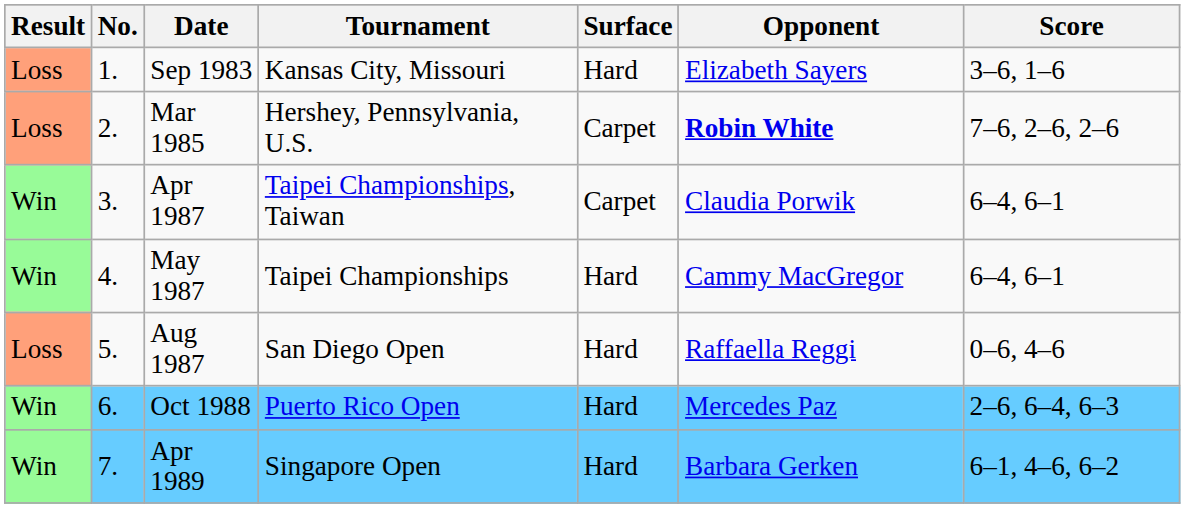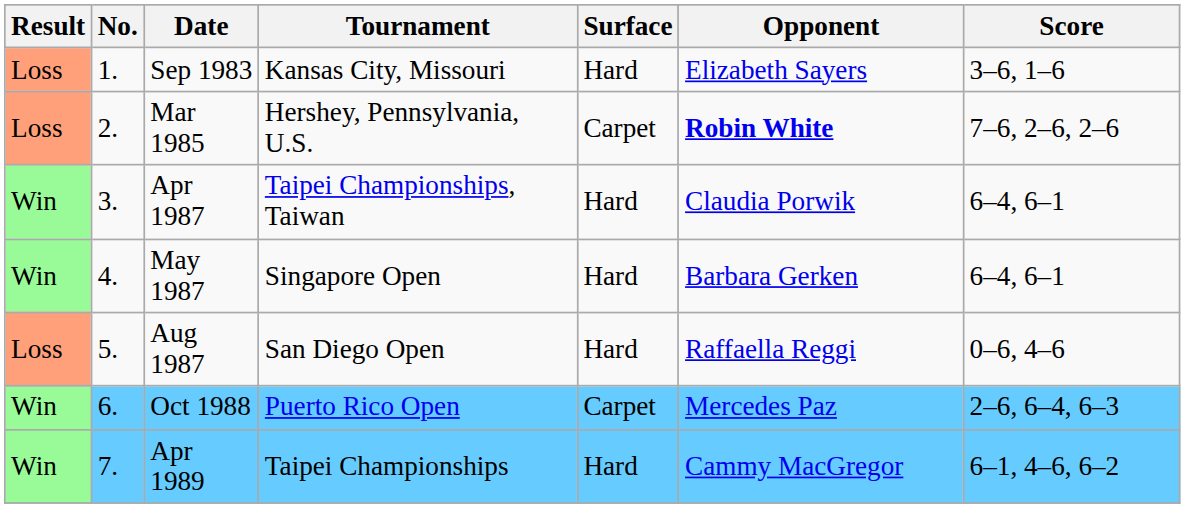(620, 201) Carpet -> (611, 201) Hard
(387, 275) Taipei Championships -> (353, 275) Singapore Open
(794, 275) Cammy MacGregor -> (772, 275) Barbara Gerken
(611, 407) Hard -> (620, 407) Carpet
(353, 465) Singapore Open -> (387, 465) Taipei Championships
(772, 465) Barbara Gerken -> (794, 465) Cammy MacGregor
